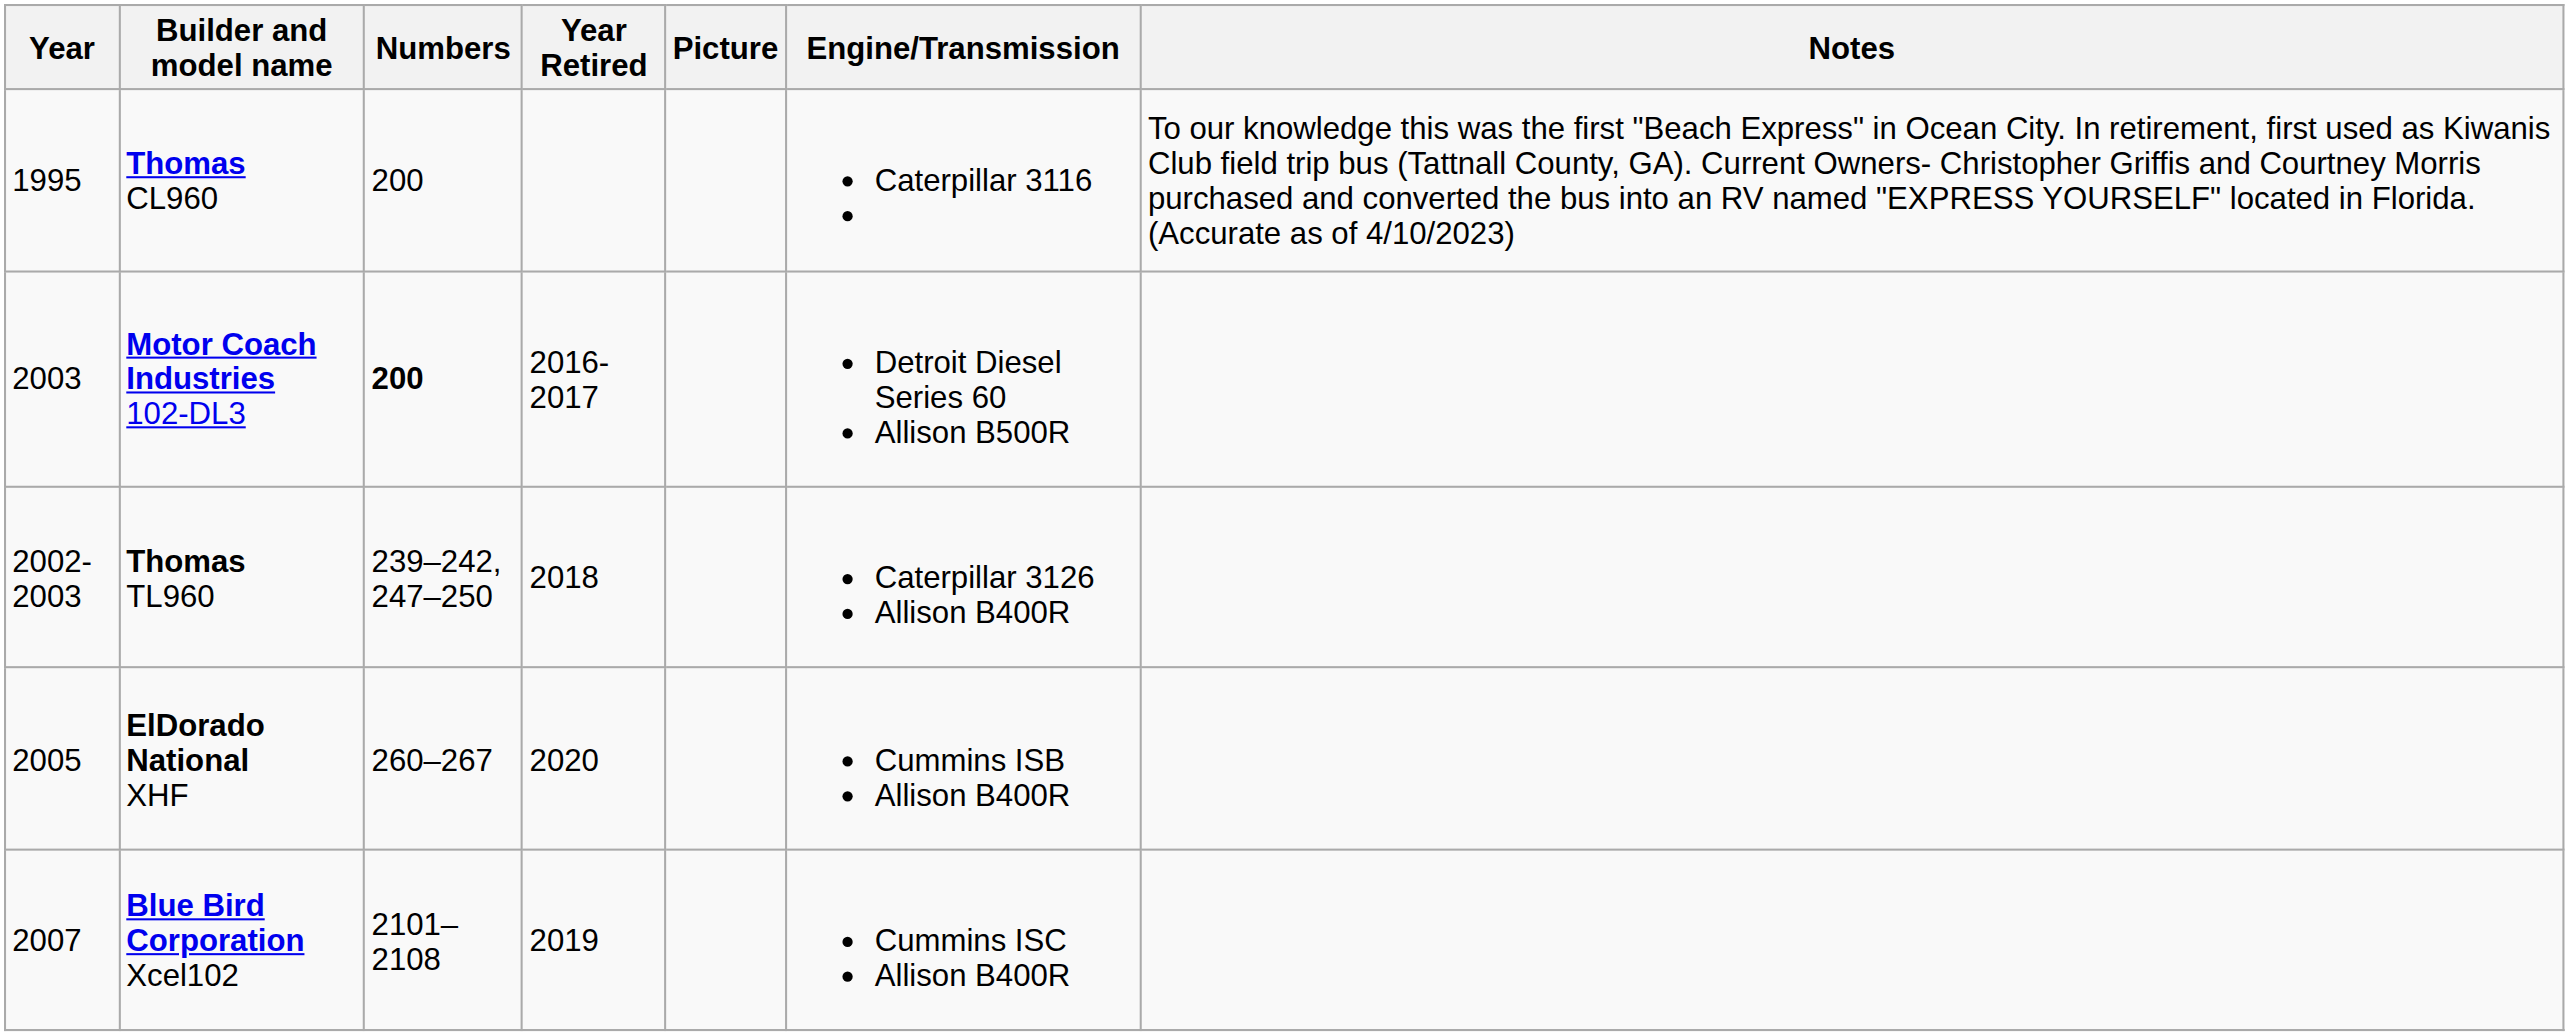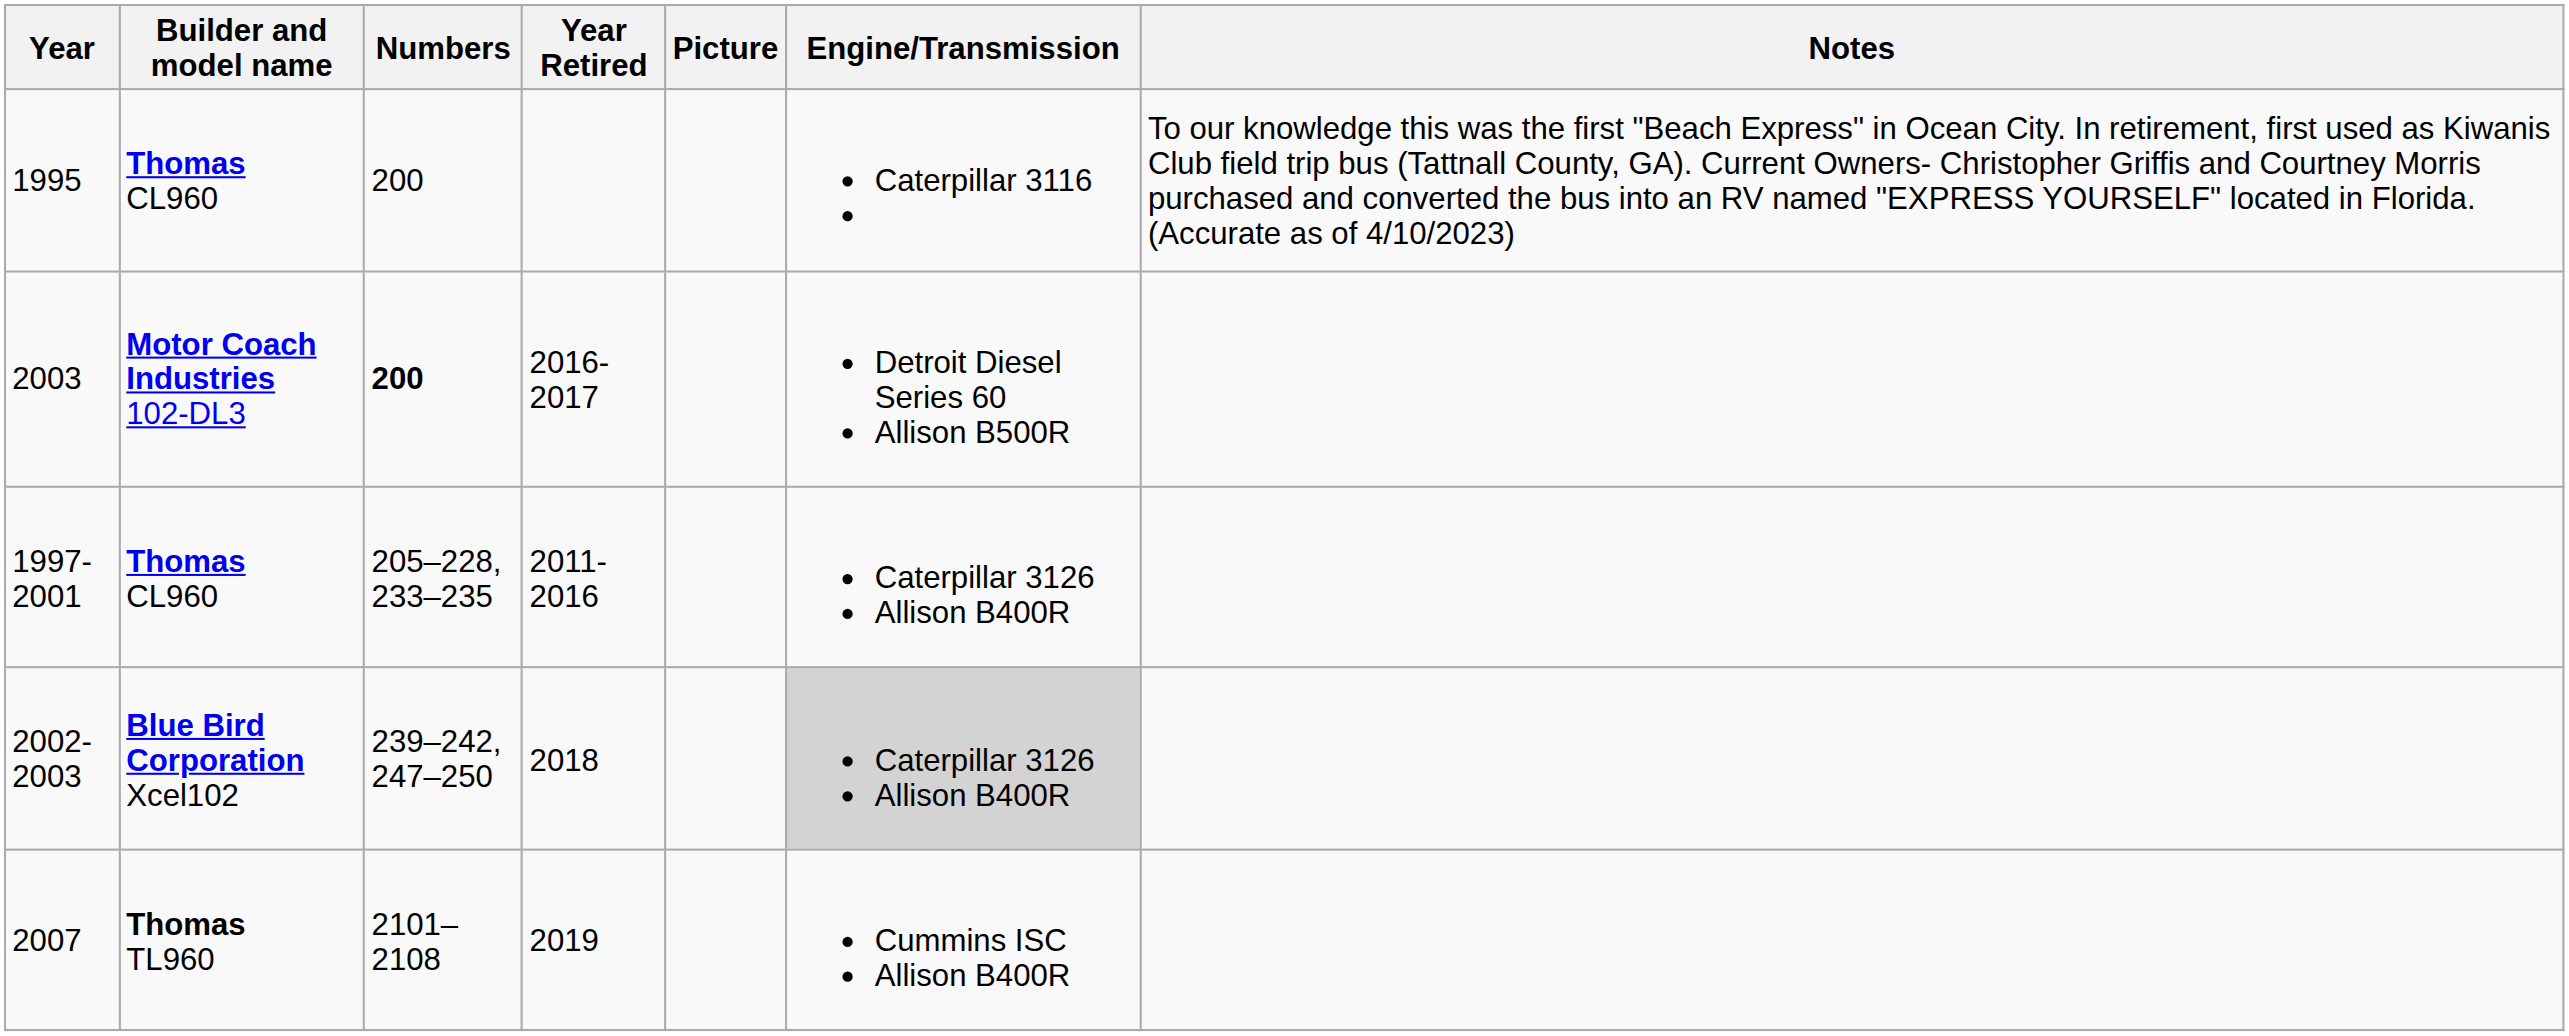+ row: (52, 577)
(186, 577) Thomas TL960 -> (215, 759) Blue Bird Corporation Xcel102
(963, 595) no background -> (963, 776) lightgrey background
- row: (47, 759)
(215, 940) Blue Bird Corporation Xcel102 -> (186, 940) Thomas TL960
